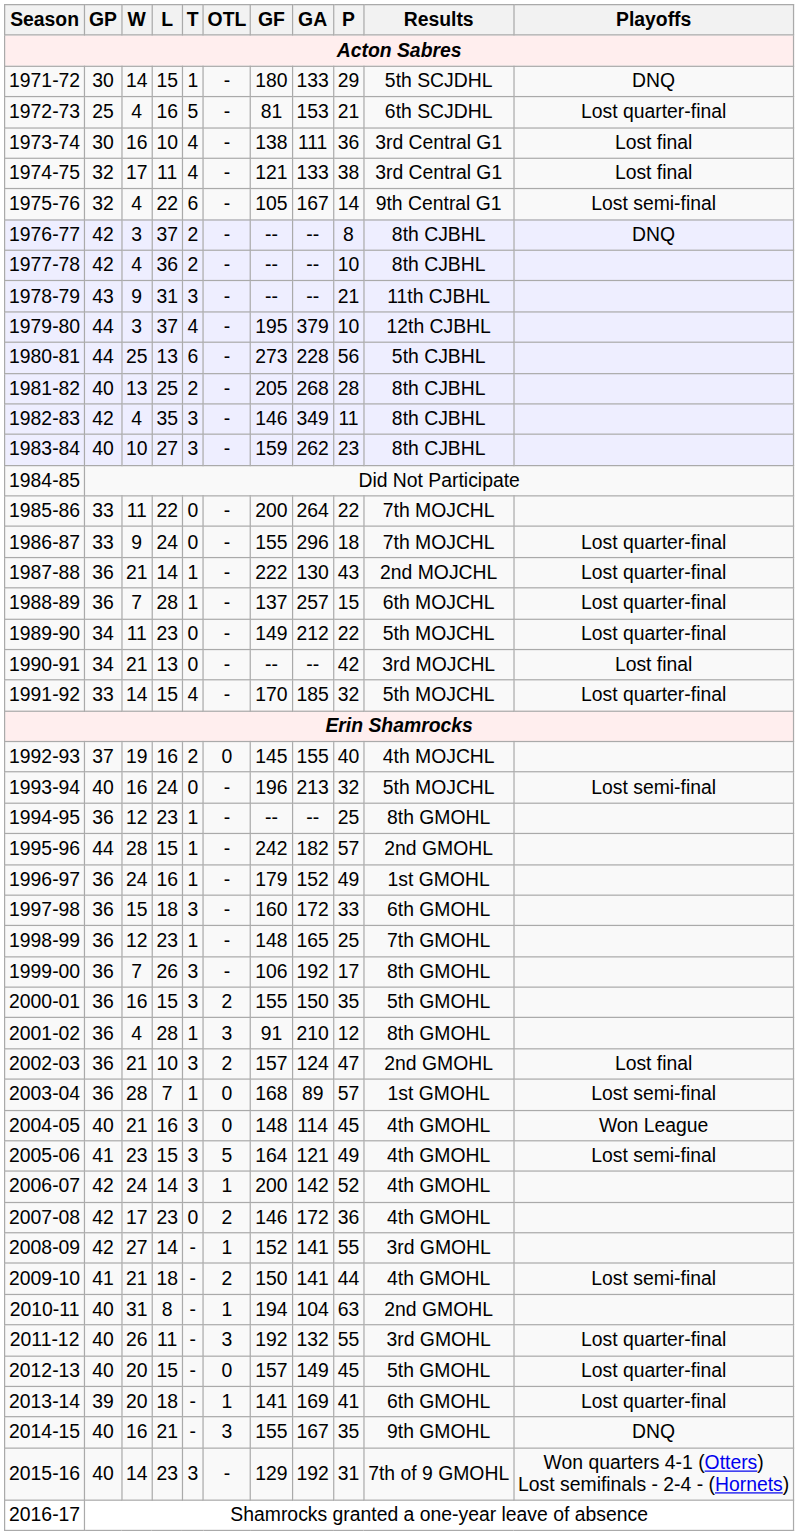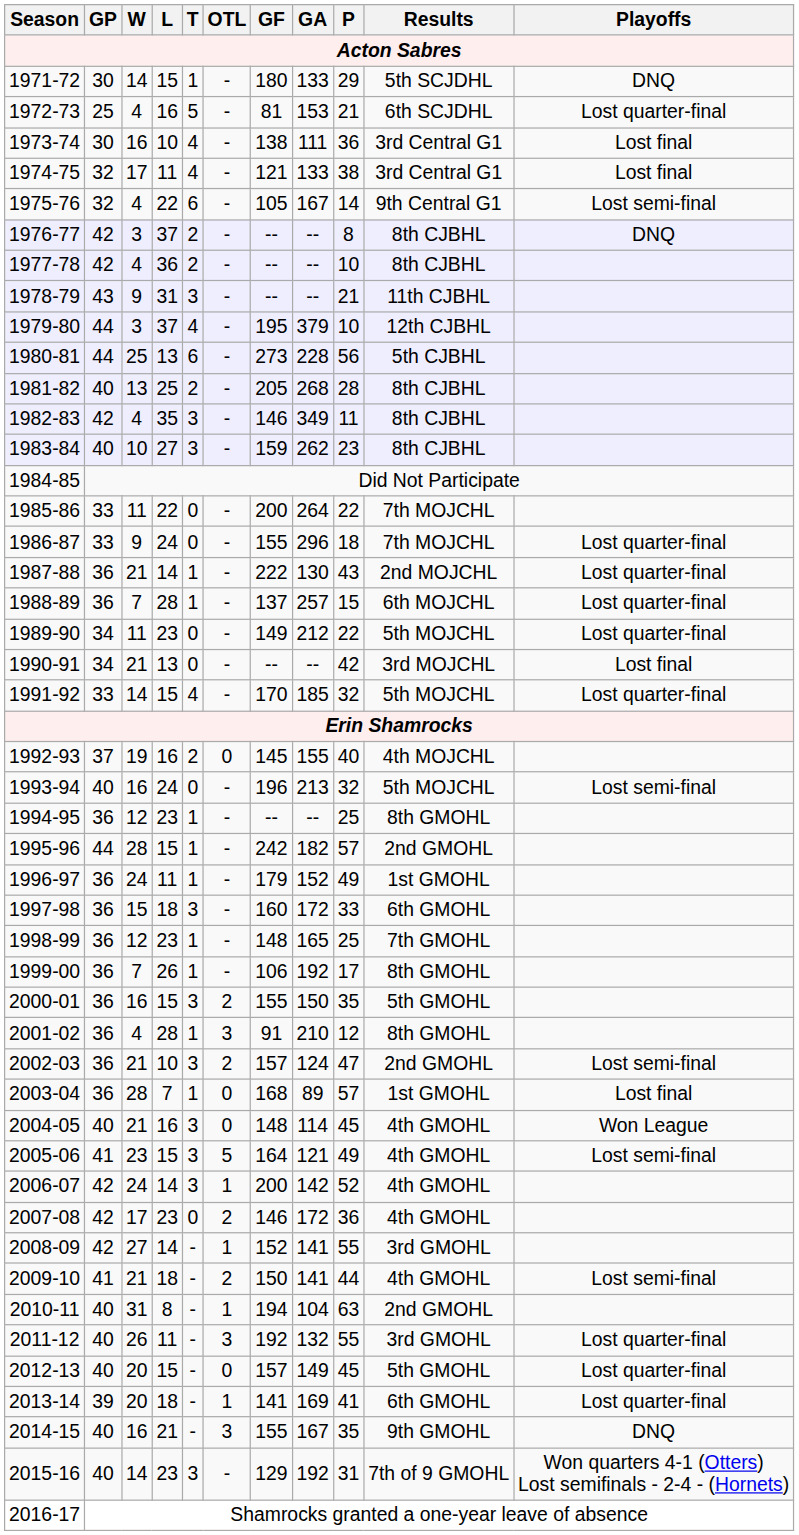(167, 879) 16 -> (167, 879) 11
(193, 971) 3 -> (193, 971) 1
(654, 1063) Lost final -> (654, 1063) Lost semi-final
(654, 1094) Lost semi-final -> (654, 1094) Lost final
